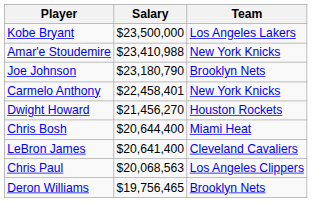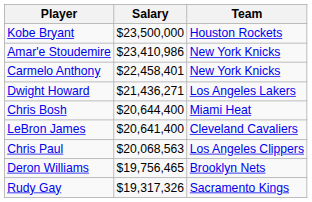(243, 33) Los Angeles Lakers -> (236, 33) Houston Rockets
(150, 52) $23,410,988 -> (150, 52) $23,410,986
- row: (42, 71)
(150, 110) $21,456,270 -> (150, 91) $21,436,271
(236, 110) Houston Rockets -> (243, 91) Los Angeles Lakers
+ row: (34, 187)
